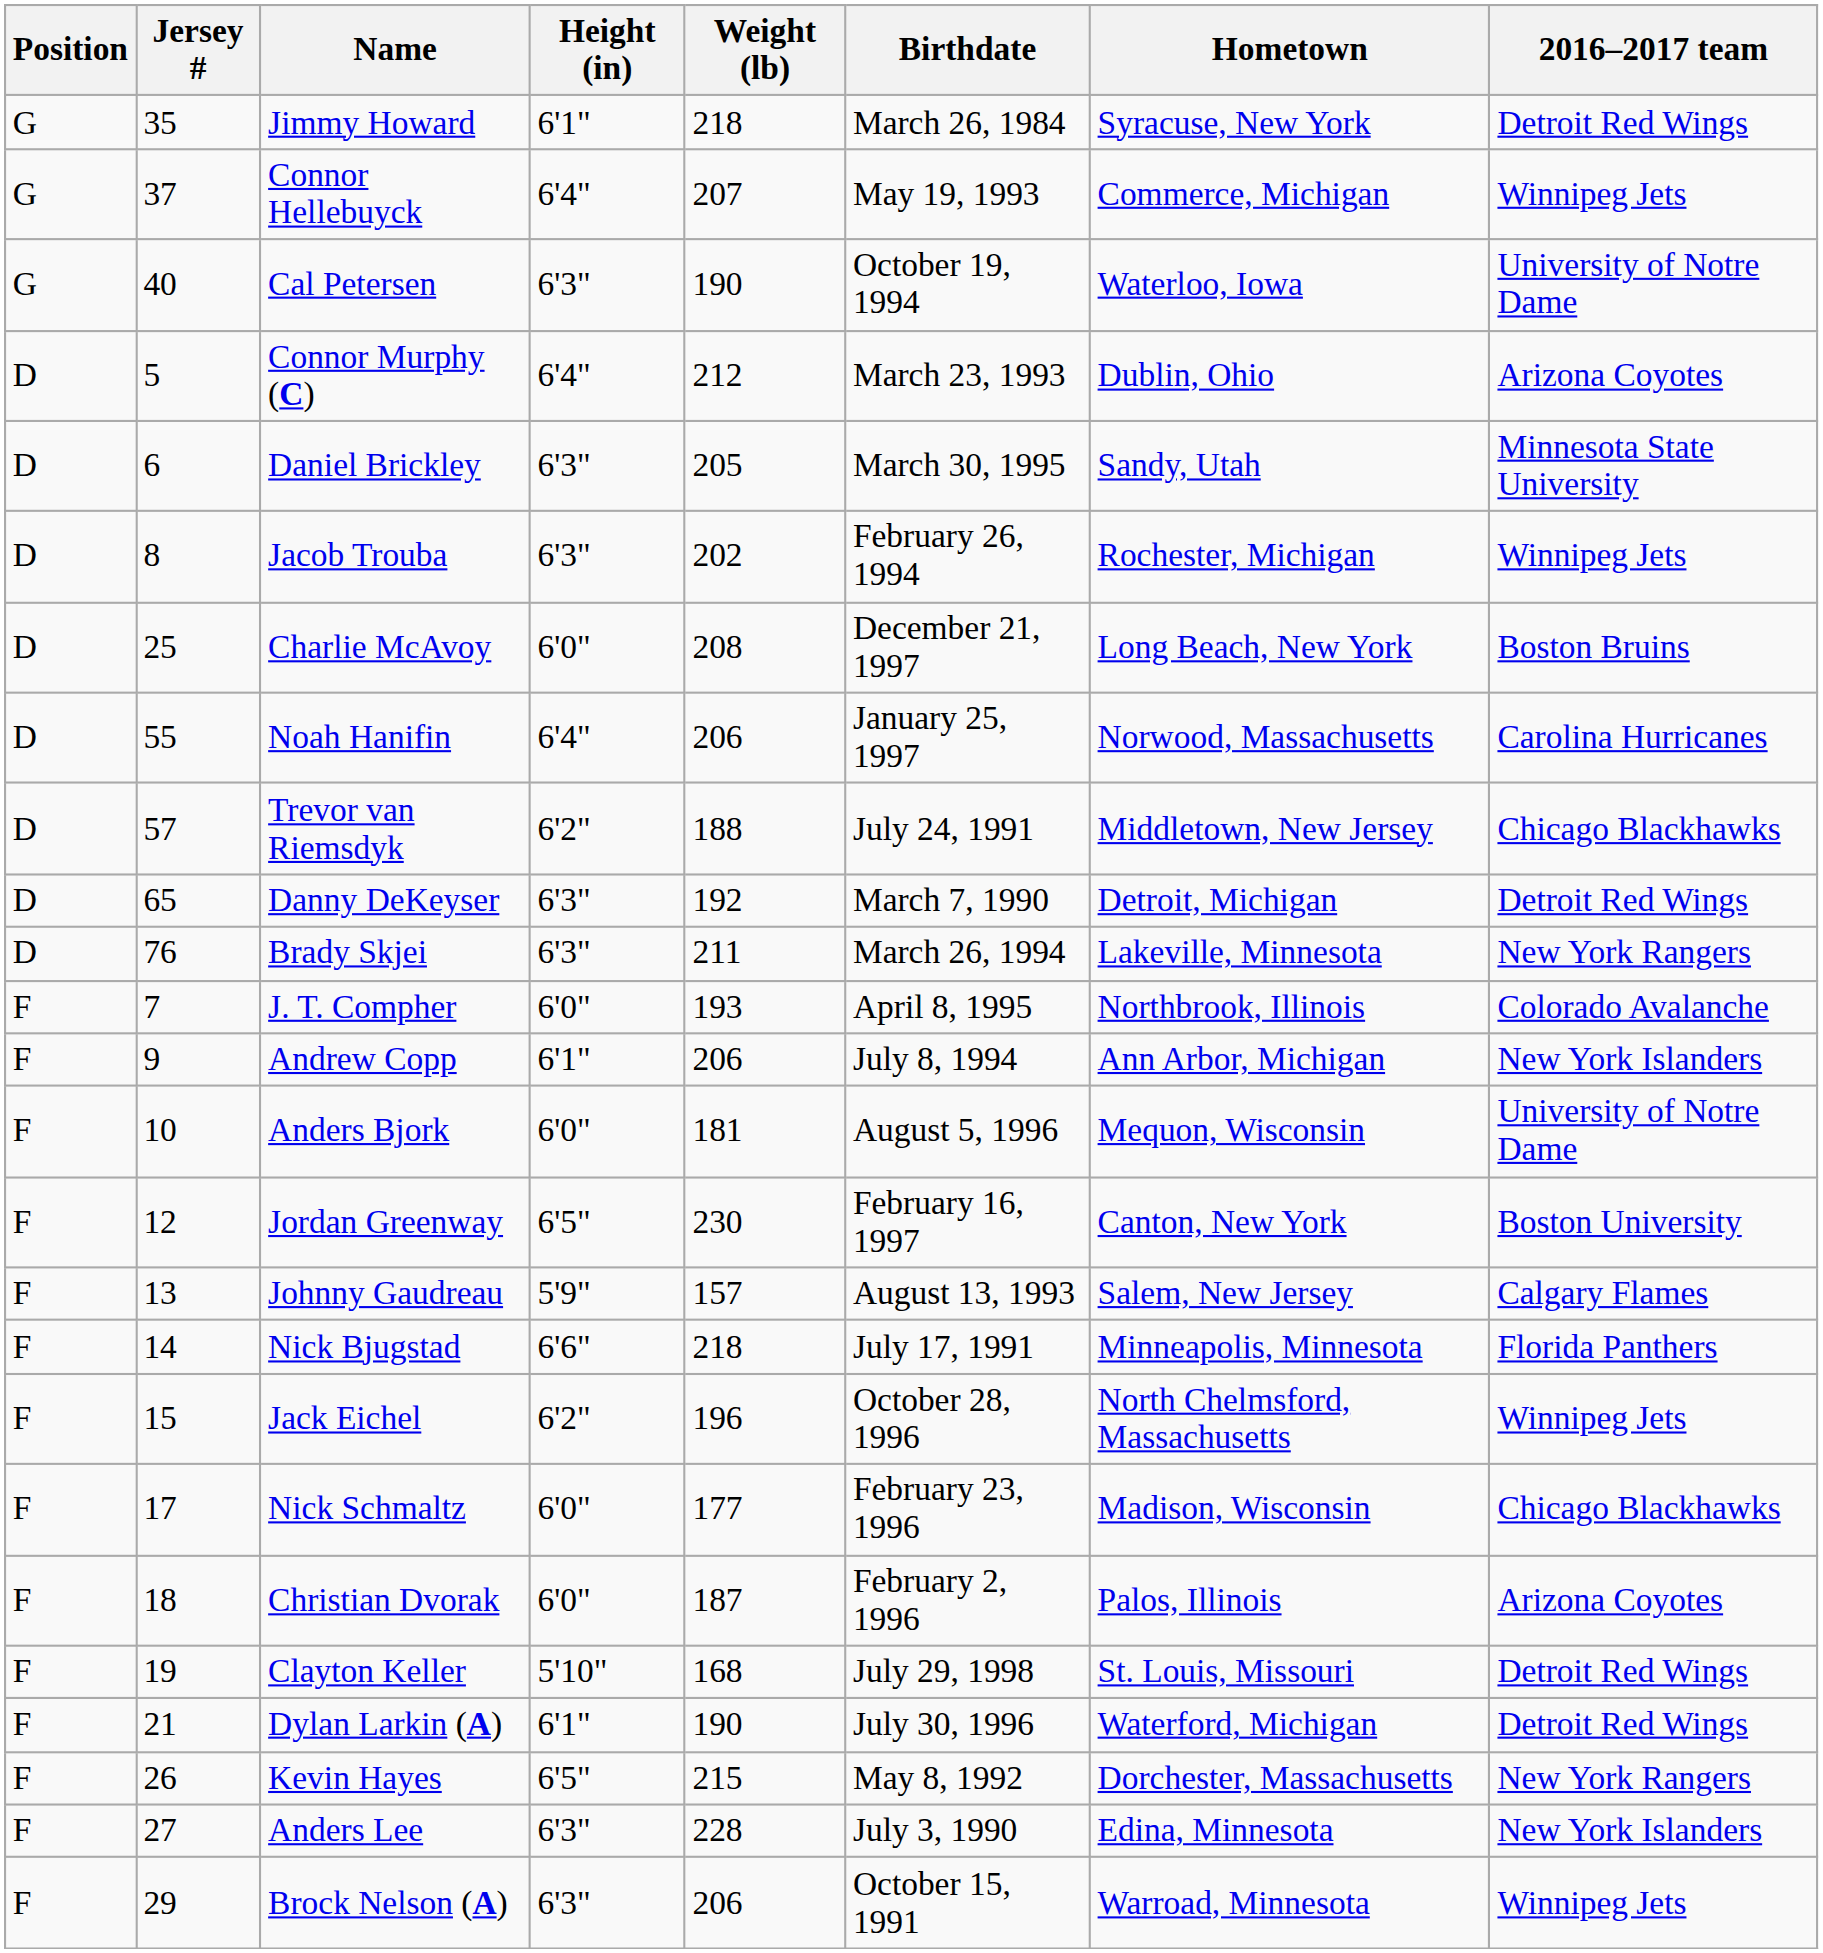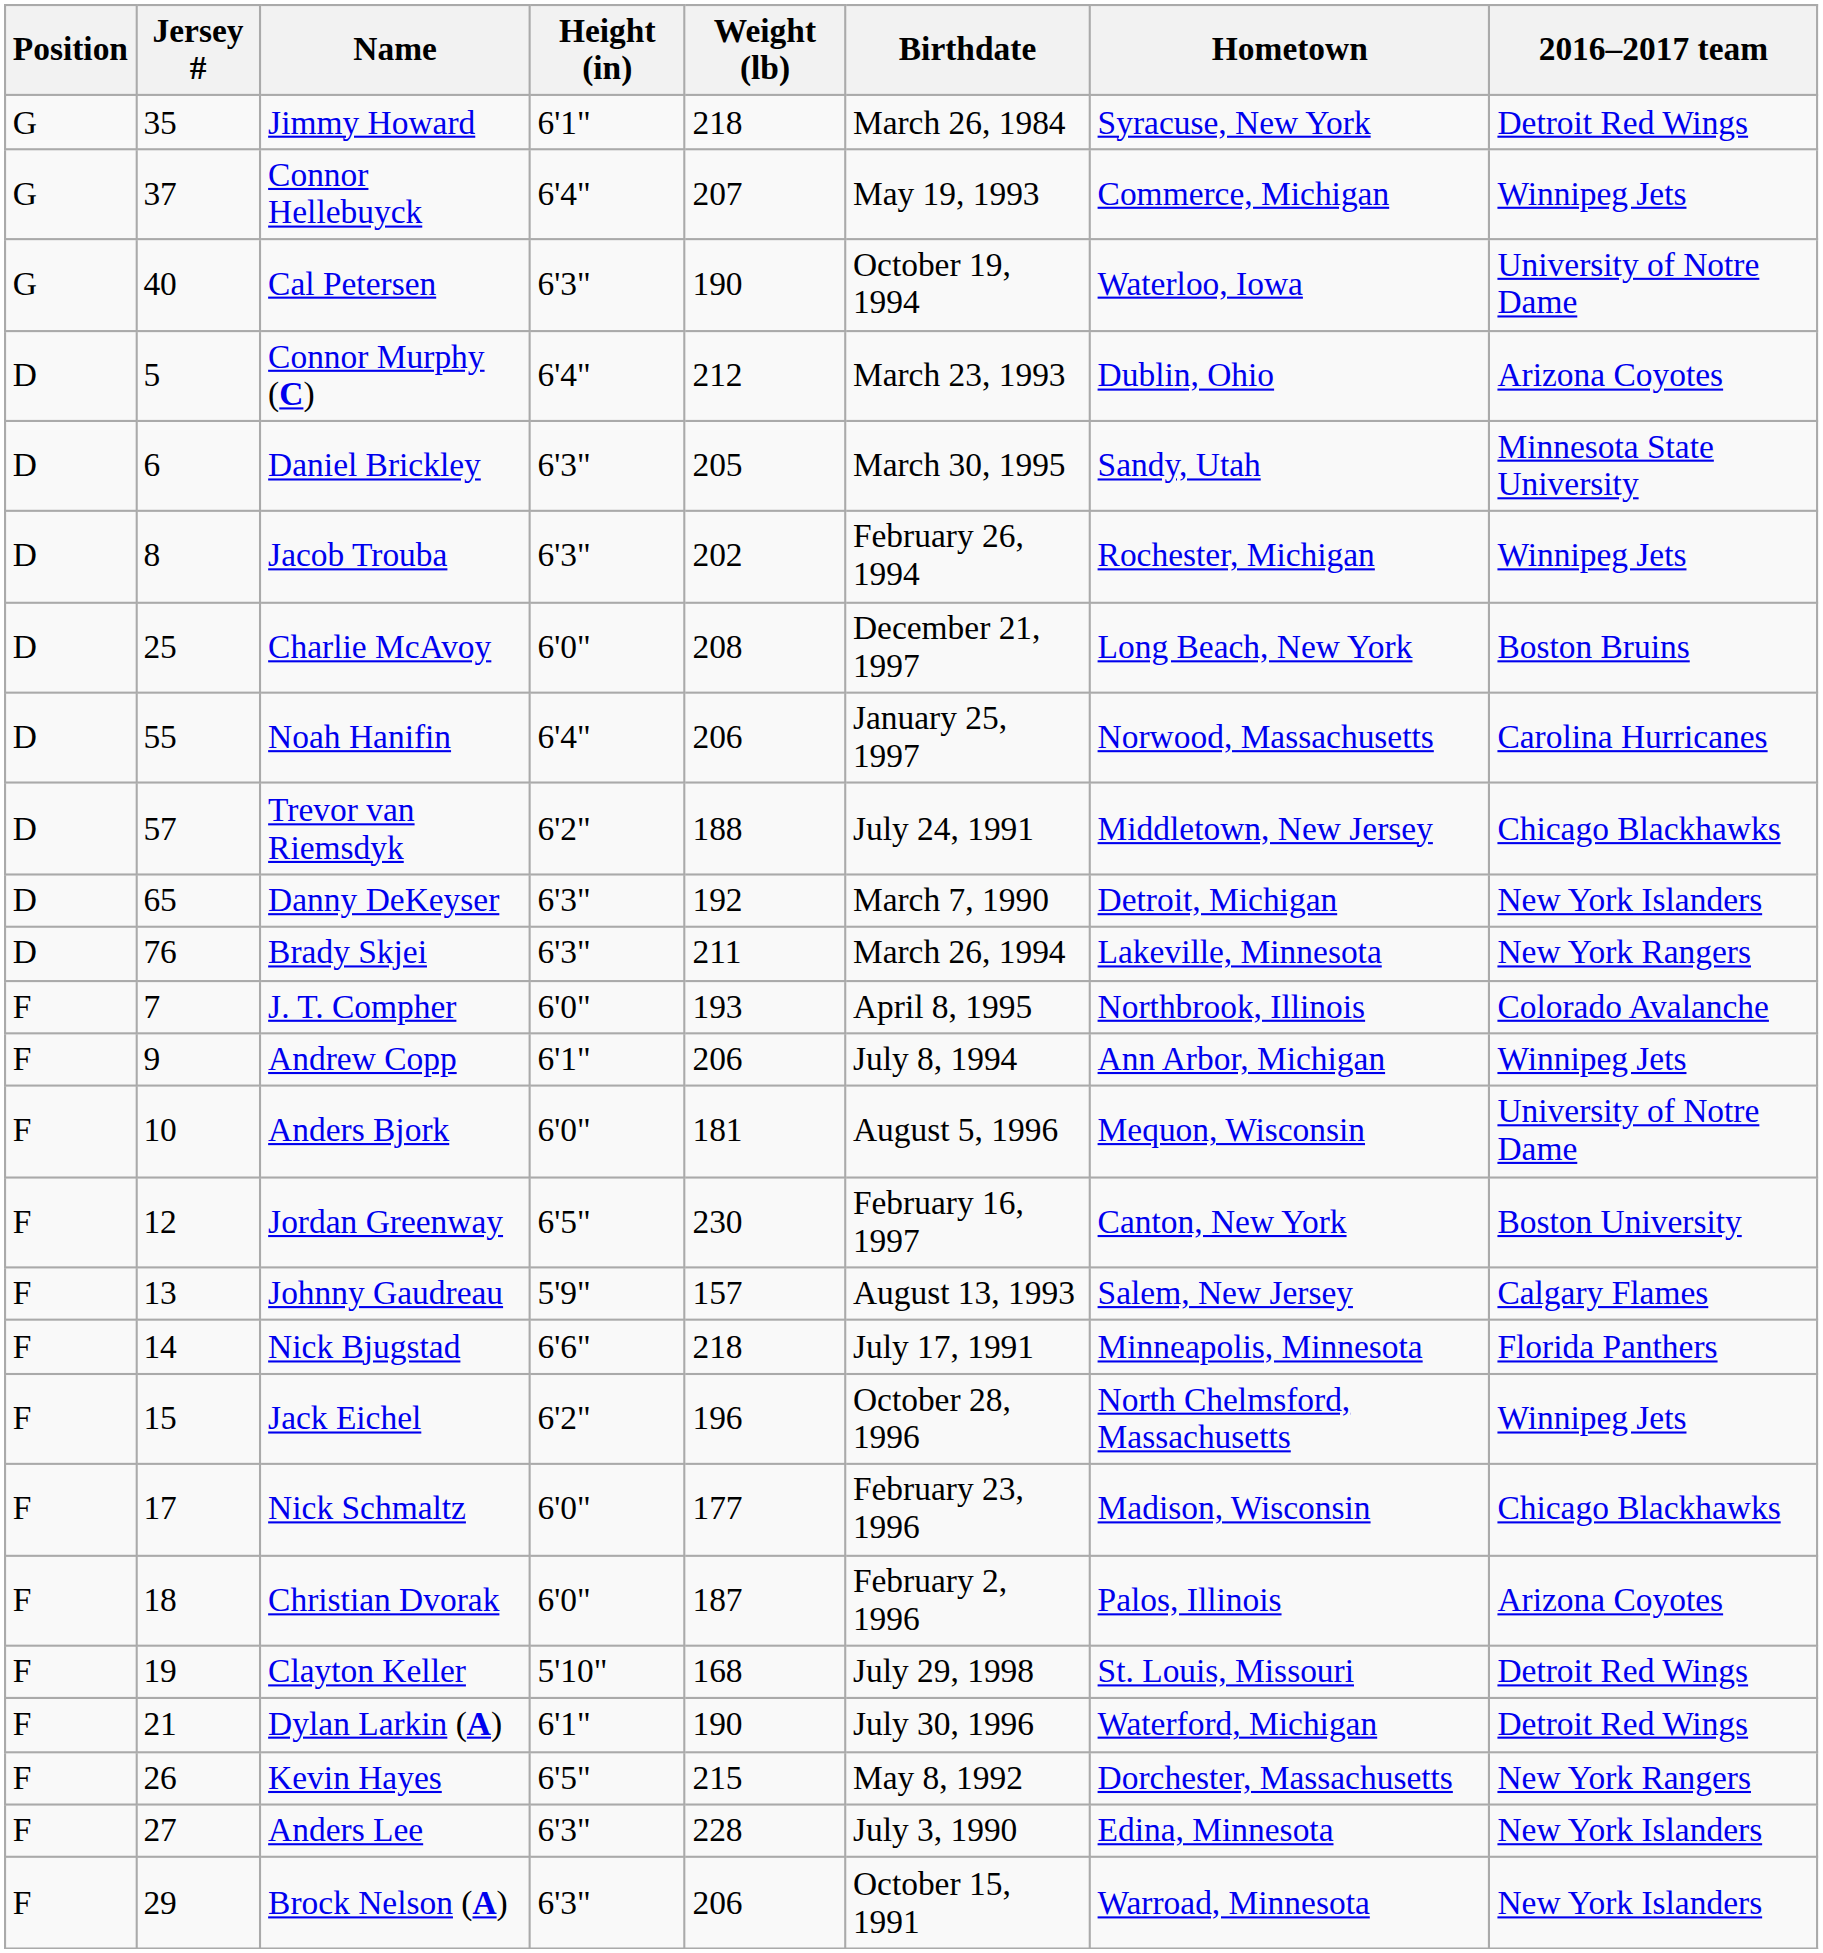(1623, 899) Detroit Red Wings -> (1630, 899) New York Islanders
(1630, 1059) New York Islanders -> (1592, 1059) Winnipeg Jets
(1592, 1902) Winnipeg Jets -> (1630, 1902) New York Islanders
